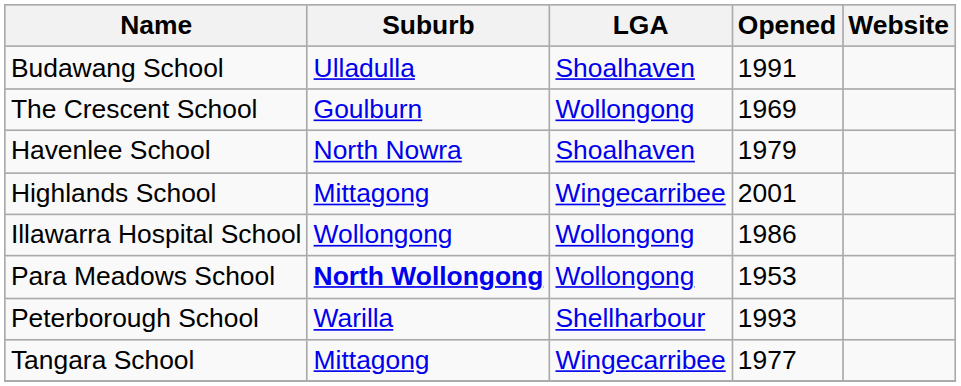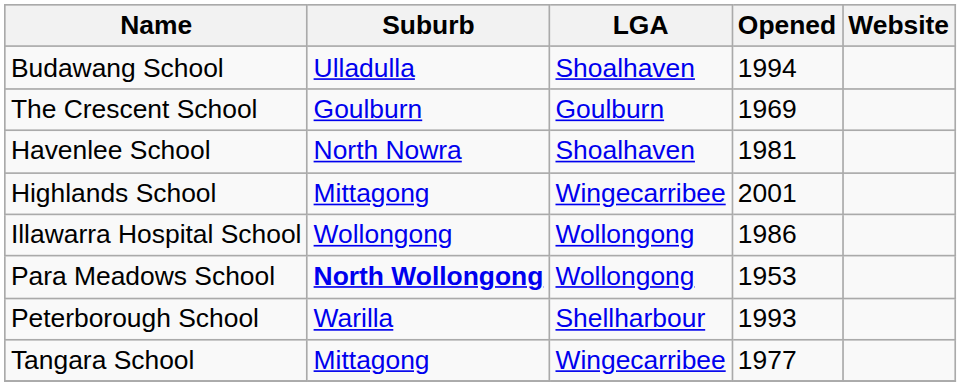(767, 67) 1991 -> (767, 67) 1994
(625, 109) Wollongong -> (610, 109) Goulburn
(767, 151) 1979 -> (767, 151) 1981
